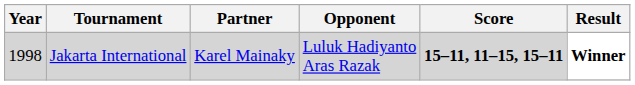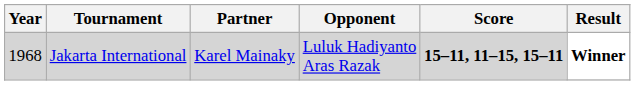(25, 56) 1998 -> (25, 56) 1968
